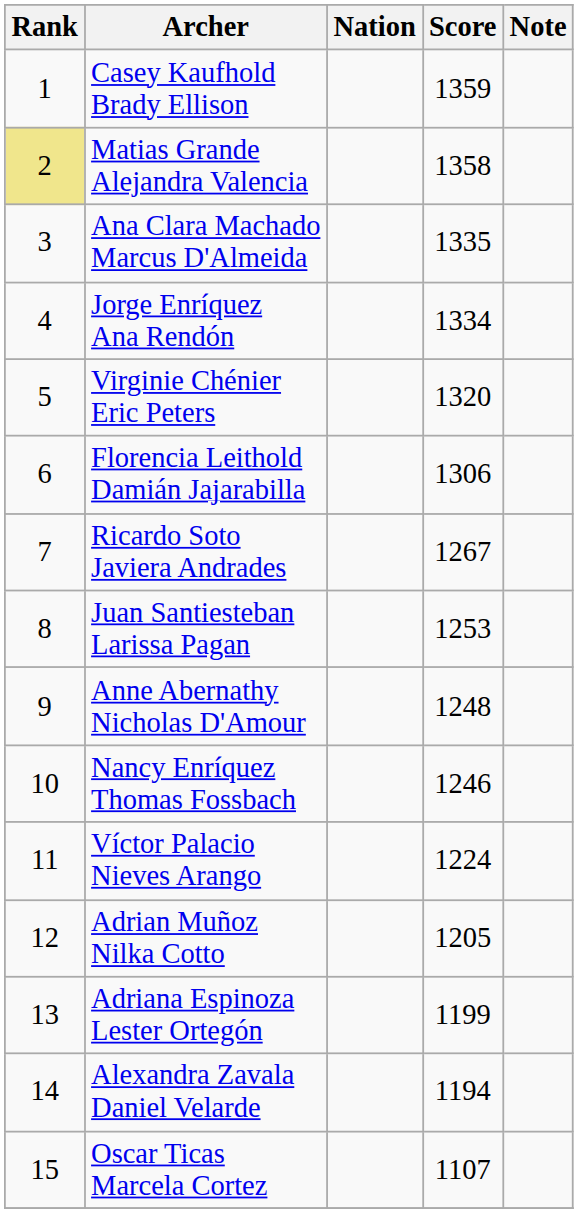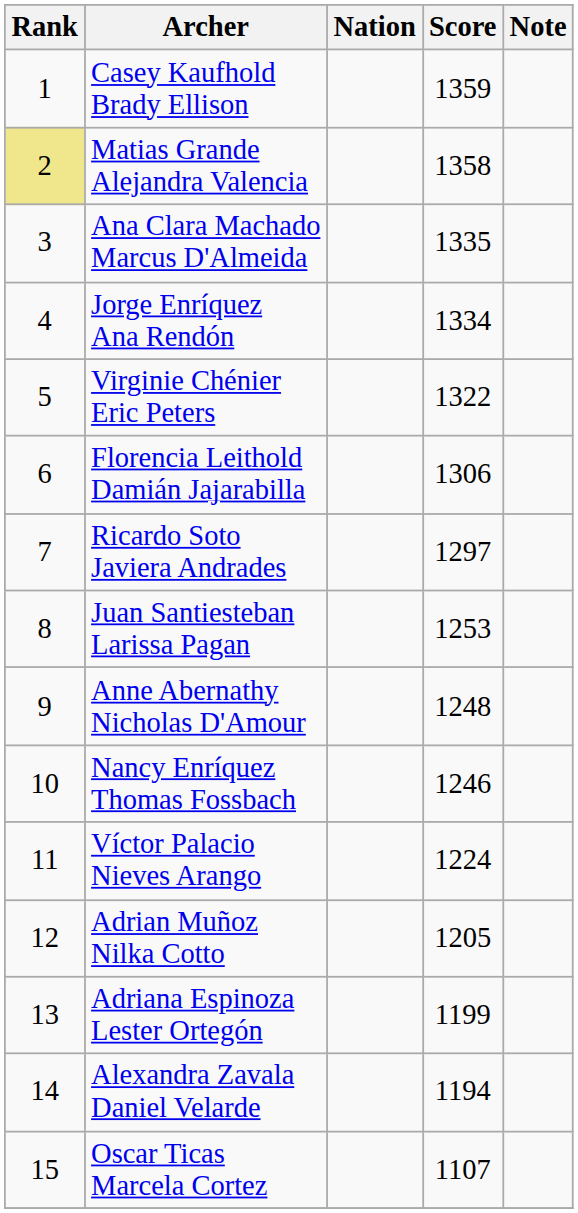(463, 397) 1320 -> (463, 397) 1322
(463, 551) 1267 -> (463, 551) 1297
